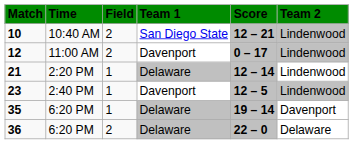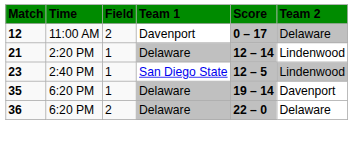- row: (15, 33)
(313, 53) Lindenwood -> (305, 33) Delaware
(168, 91) Davenport -> (183, 72) San Diego State
